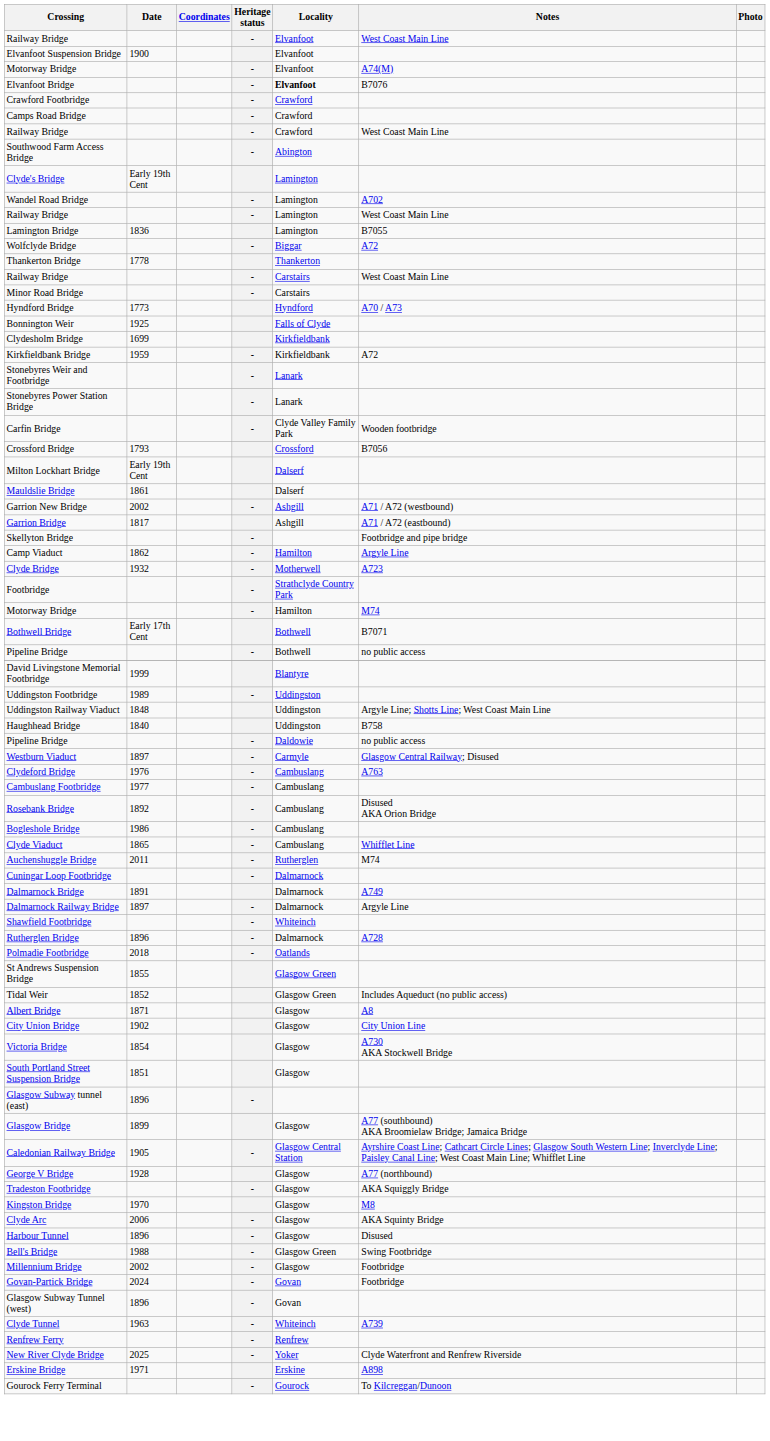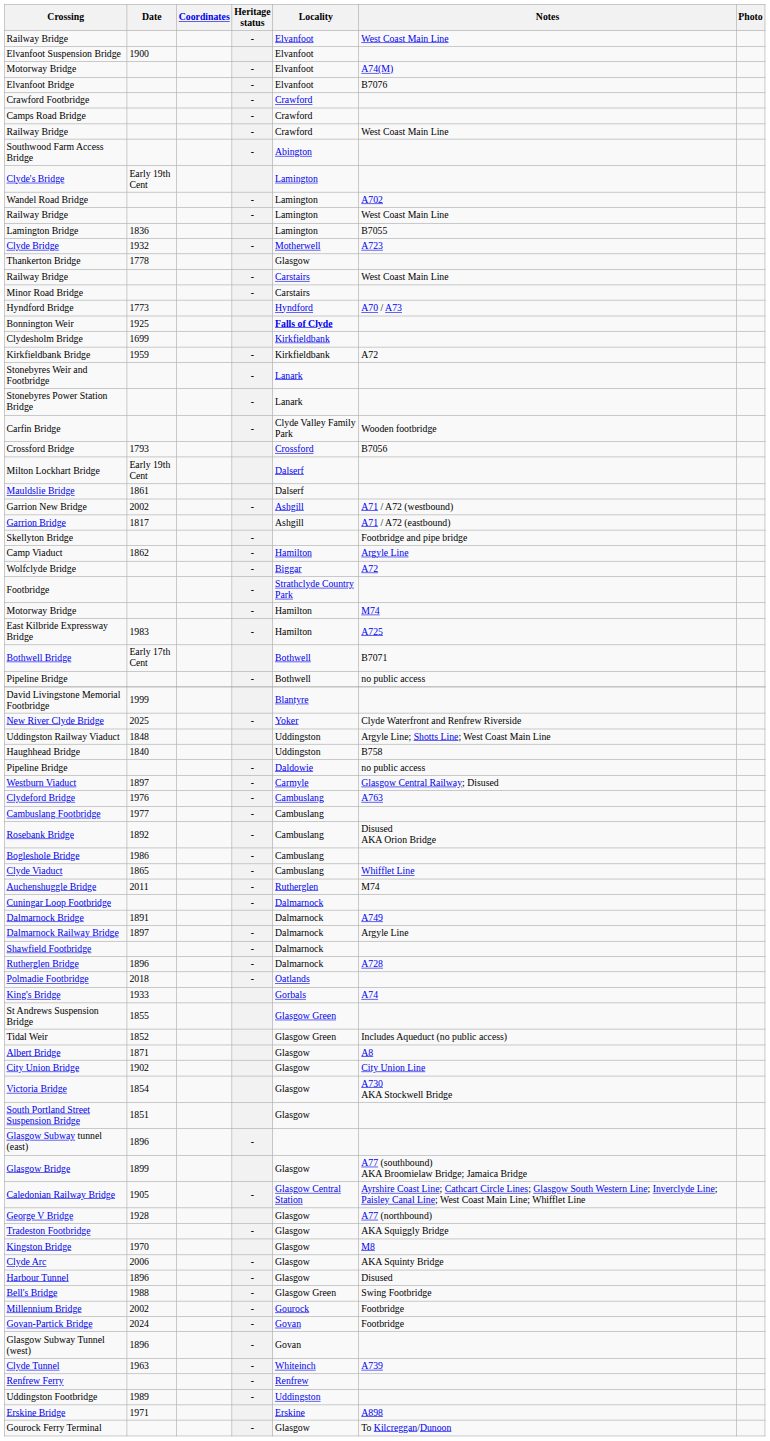(295, 85) bold -> (294, 85) normal
rows swapped: (41, 246) <-> (33, 568)
(298, 261) Thankerton -> (292, 261) Glasgow
(303, 323) normal -> (304, 323) bold
+ row: (57, 631)
rows swapped: (52, 694) <-> (55, 1355)
(295, 922) Whiteinch -> (299, 948) Dalmarnock
+ row: (34, 995)
(292, 1266) Glasgow -> (292, 1308) Gourock
(292, 1386) Gourock -> (292, 1428) Glasgow
